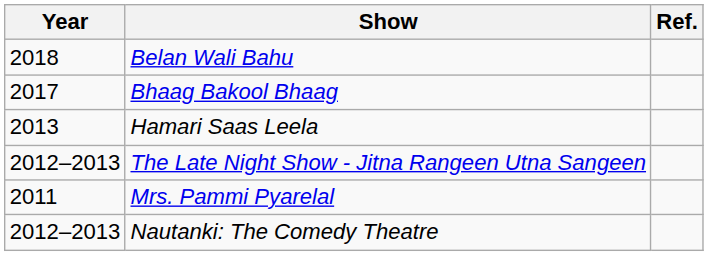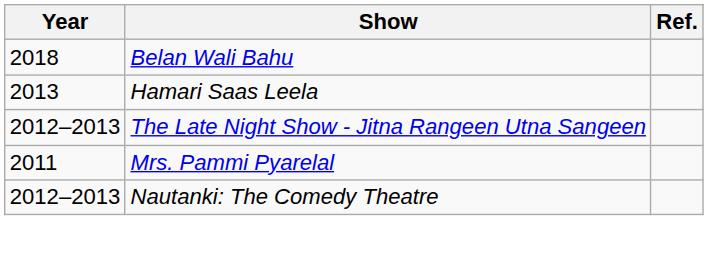- row: (234, 92)
